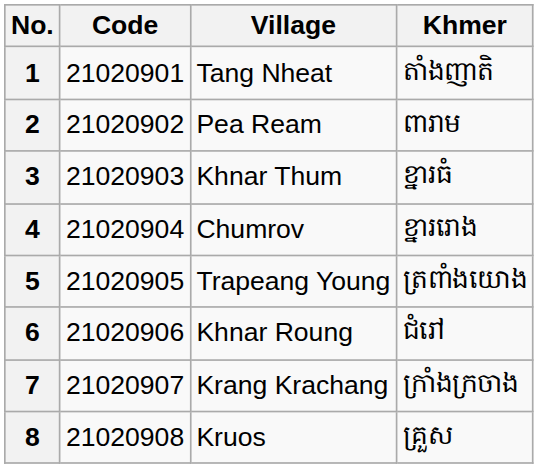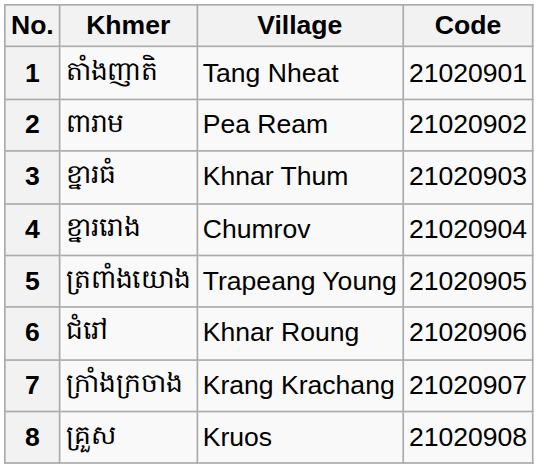columns swapped: (125, 25) <-> (465, 25)
